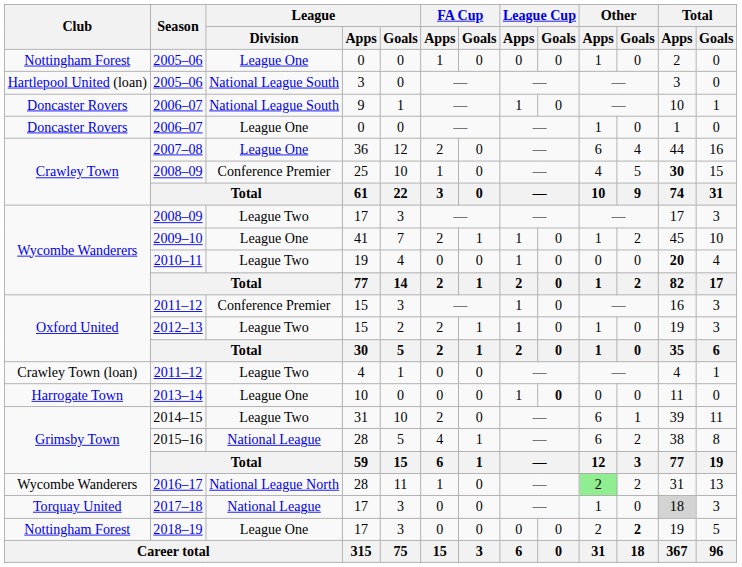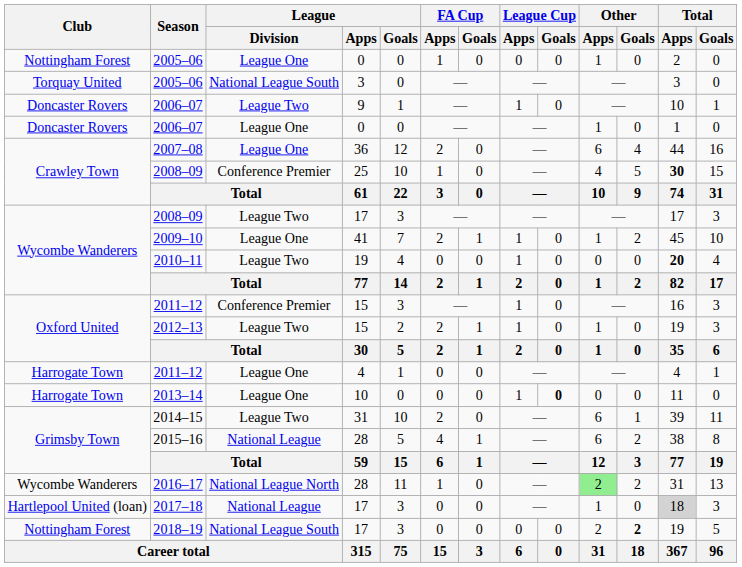(77, 82) Hartlepool United (loan) -> (77, 82) Torquay United
(274, 104) National League South -> (274, 104) League Two
(77, 372) Crawley Town (loan) -> (77, 372) Harrogate Town
(274, 372) League Two -> (274, 372) League One
(77, 506) Torquay United -> (77, 506) Hartlepool United (loan)
(274, 529) League One -> (274, 529) National League South
